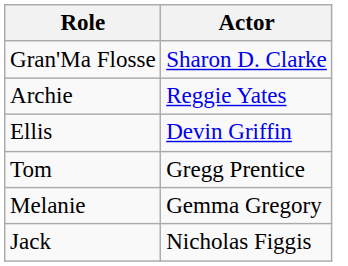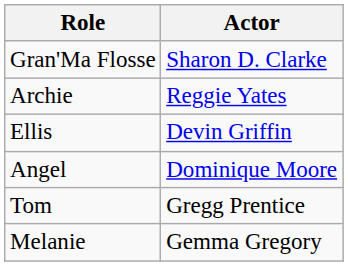+ row: (38, 168)
- row: (31, 242)
